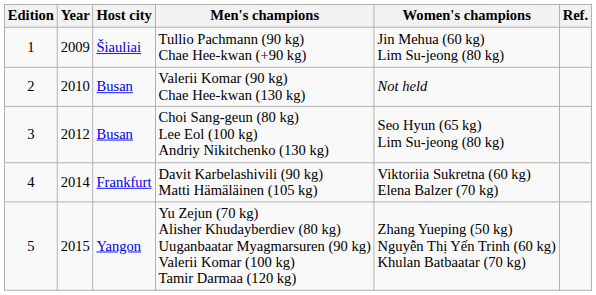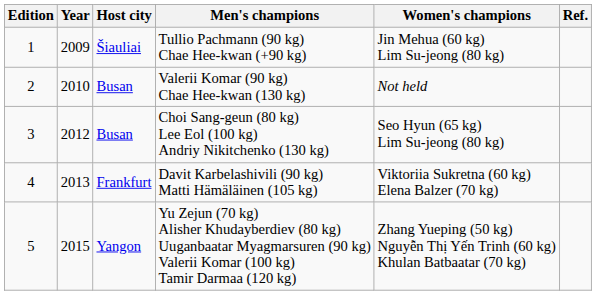(75, 182) 2014 -> (75, 182) 2013
